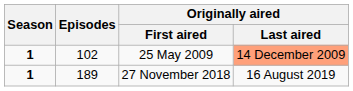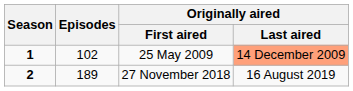(30, 75) 1 -> (30, 75) 2
